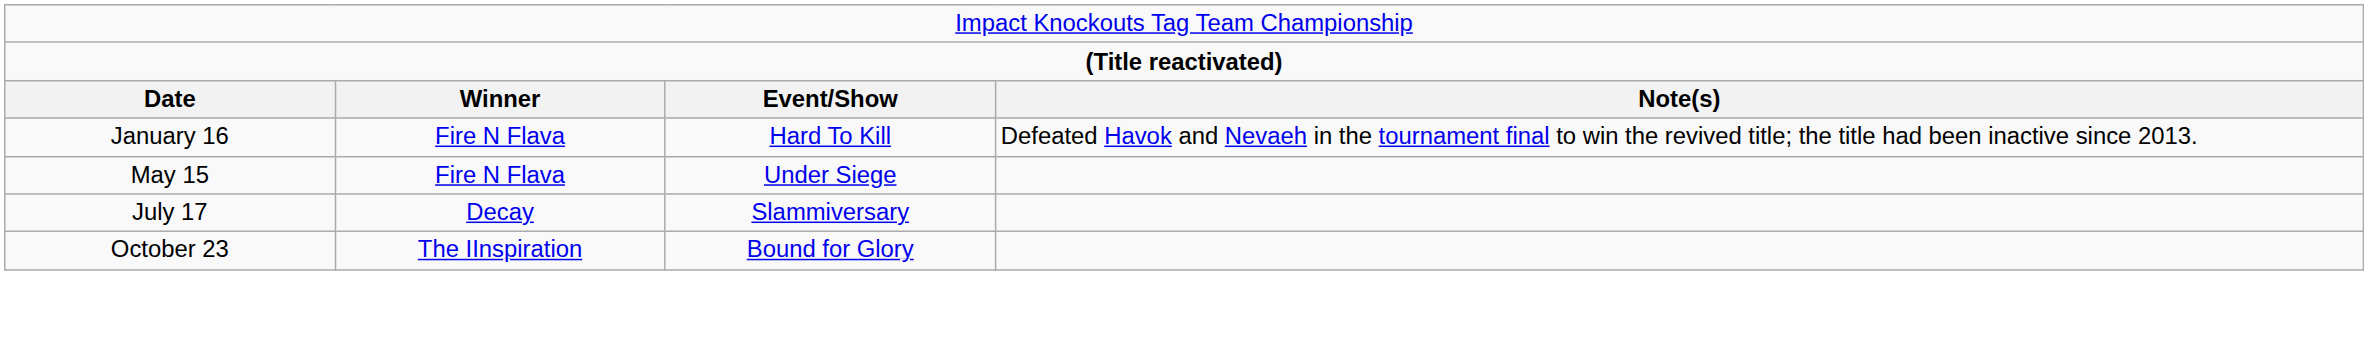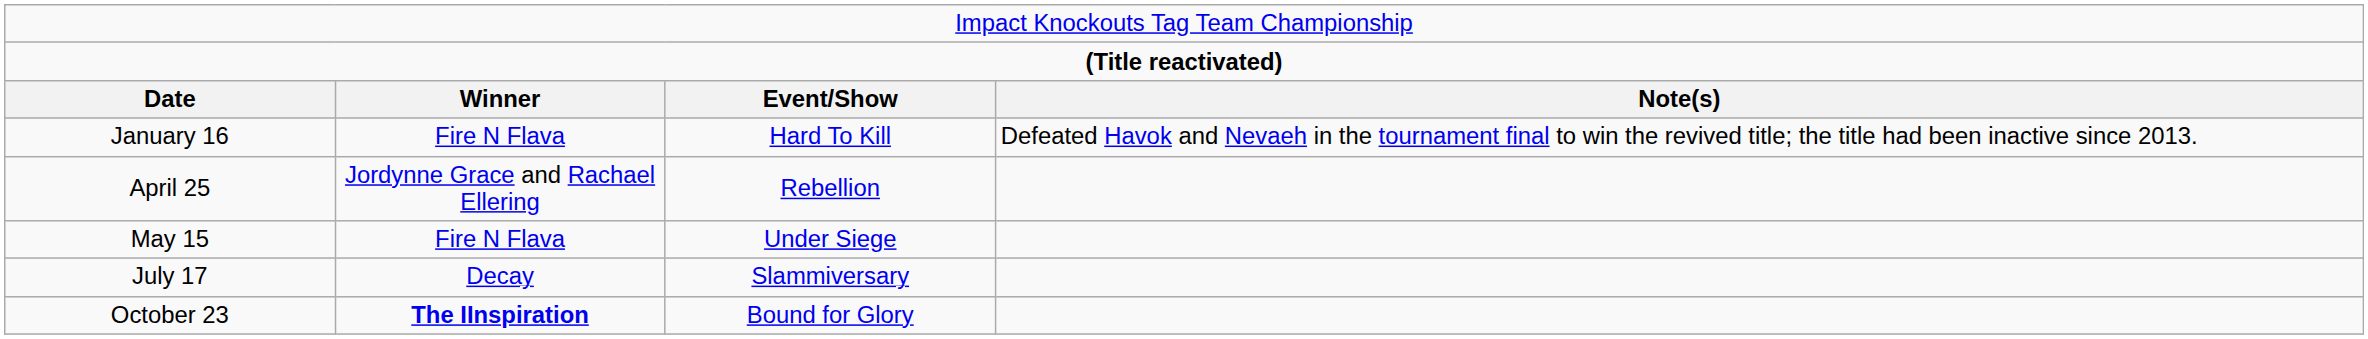+ row: (170, 188)
(500, 250) normal -> (500, 314) bold
